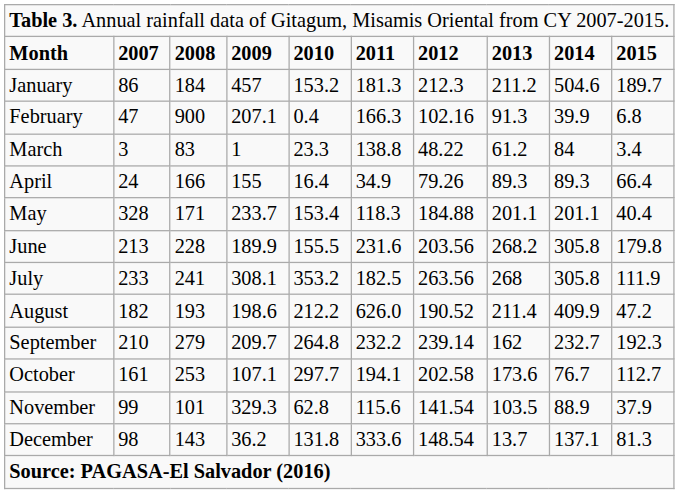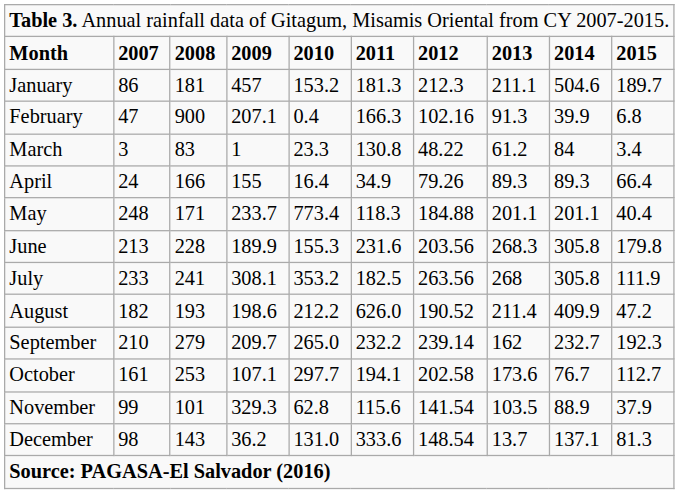(190, 85) 184 -> (190, 85) 181
(514, 85) 211.2 -> (514, 85) 211.1
(379, 149) 138.8 -> (379, 149) 130.8
(133, 213) 328 -> (133, 213) 248
(316, 213) 153.4 -> (316, 213) 773.4
(316, 246) 155.5 -> (316, 246) 155.3
(515, 246) 268.2 -> (515, 246) 268.3
(316, 342) 264.8 -> (316, 342) 265.0
(316, 439) 131.8 -> (316, 439) 131.0
